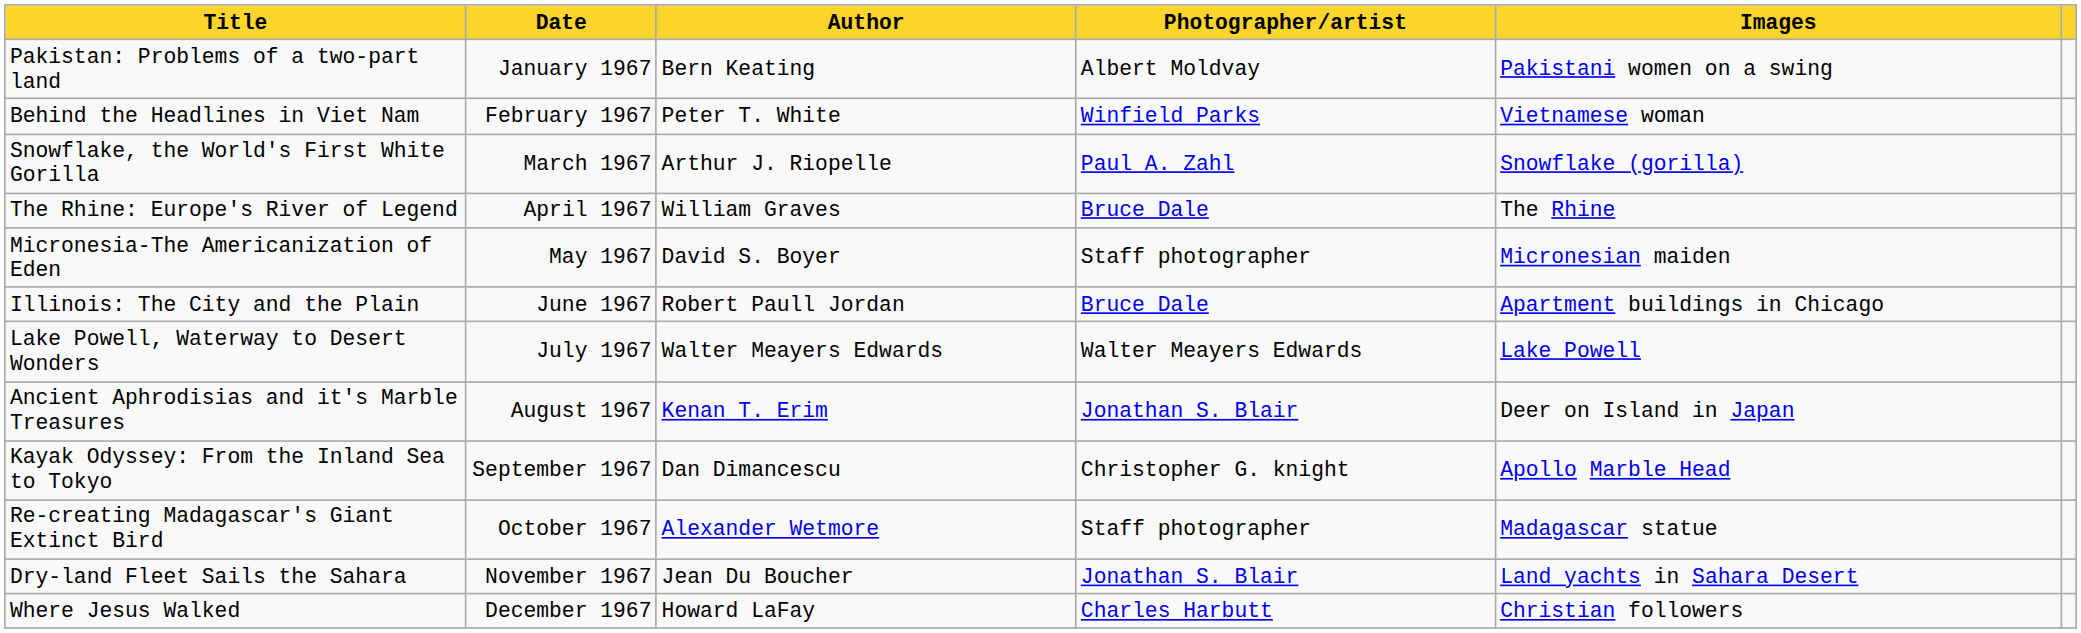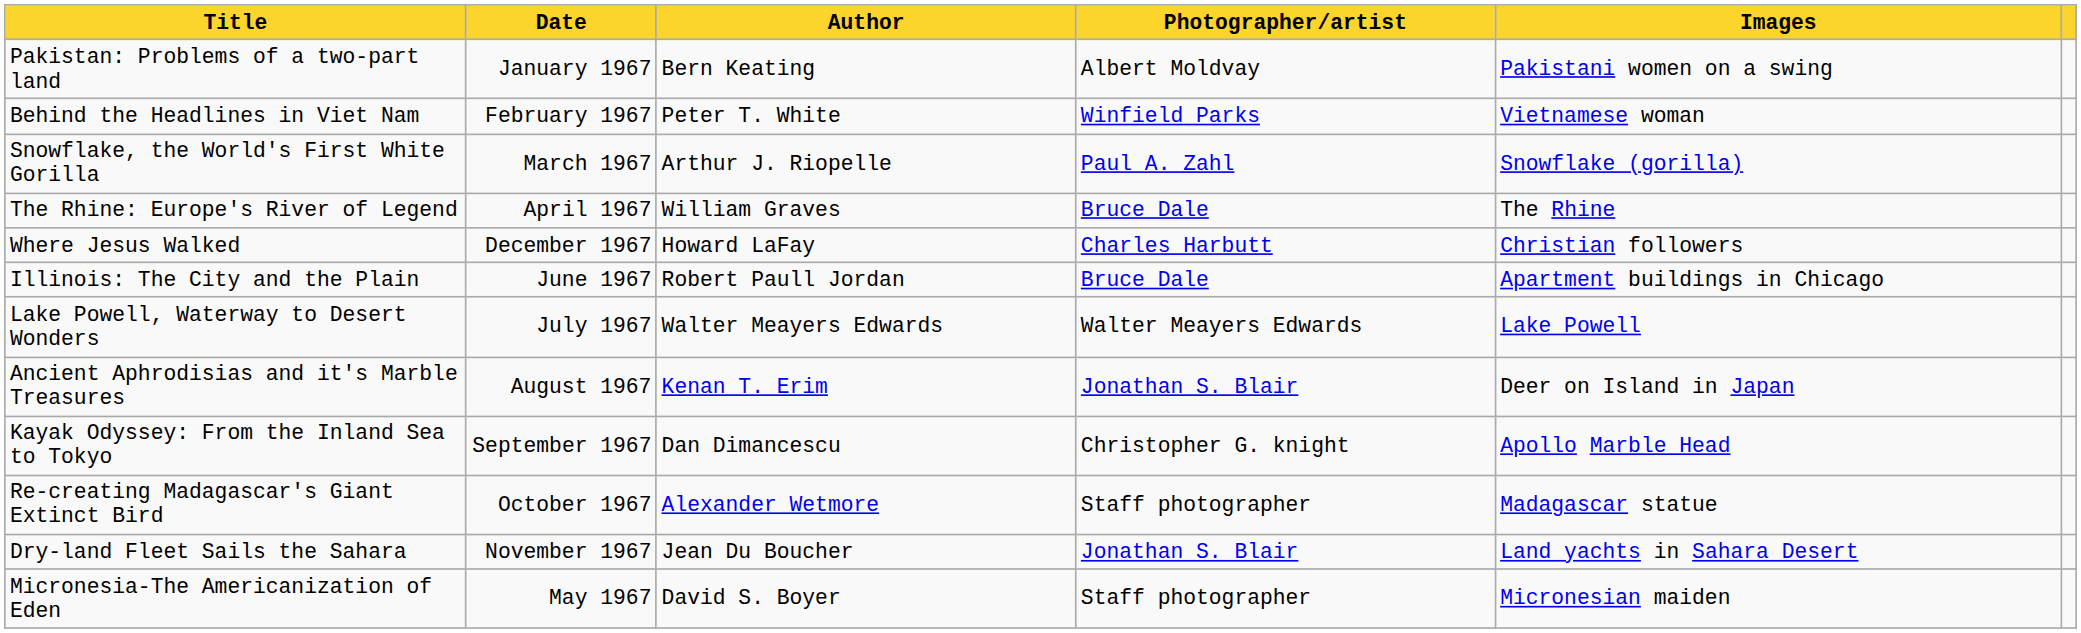rows swapped: (221, 257) <-> (125, 611)
